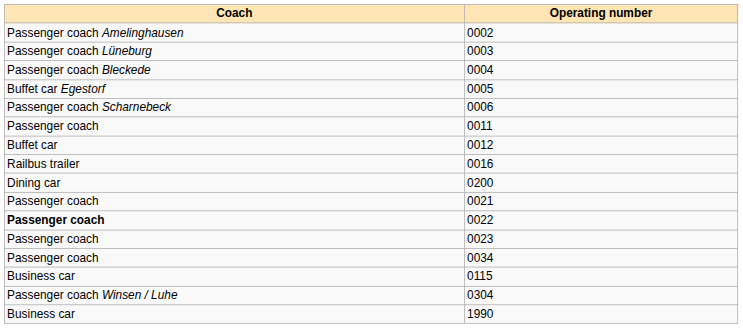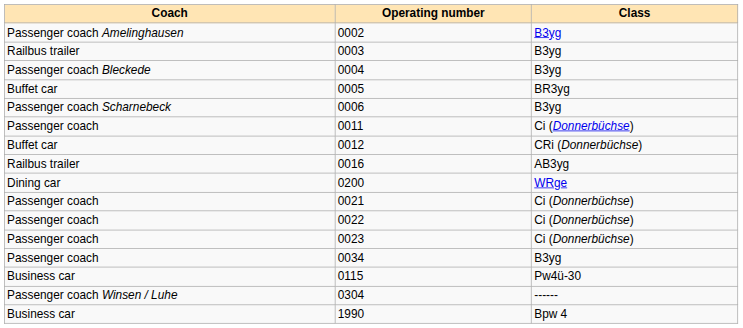+ column: (635, 13)
(80, 51) Passenger coach Lüneburg -> (43, 51) Railbus trailer
(56, 88) Buffet car Egestorf -> (32, 88) Buffet car
(56, 220) bold -> (53, 220) normal
